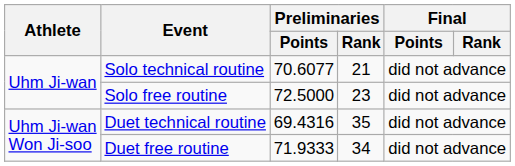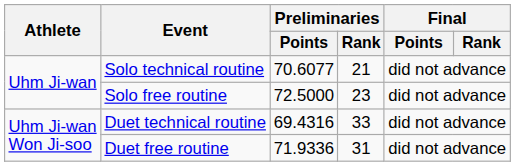(361, 122) 35 -> (361, 122) 33
(304, 149) 71.9333 -> (304, 149) 71.9336
(361, 149) 34 -> (361, 149) 31
